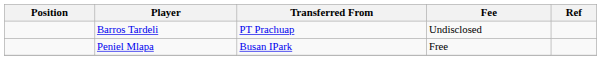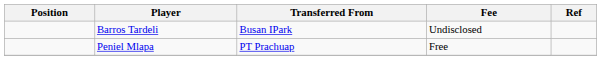(267, 30) PT Prachuap -> (266, 30) Busan IPark
(266, 47) Busan IPark -> (267, 47) PT Prachuap
